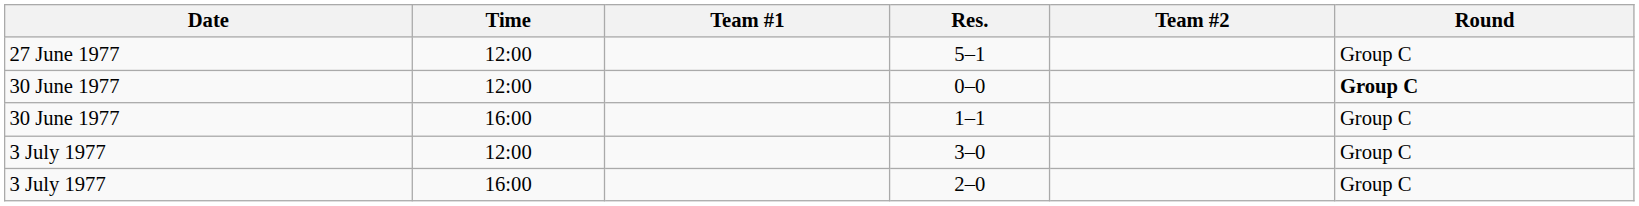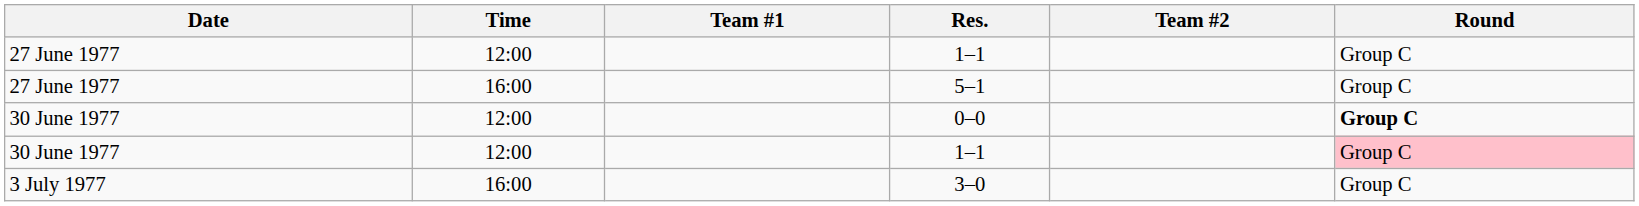+ row: (64, 53)
(508, 53) 12:00 -> (508, 86) 16:00
(508, 119) 16:00 -> (508, 151) 12:00
(1376, 119) no background -> (1376, 151) pink background
(508, 151) 12:00 -> (508, 184) 16:00
- row: (58, 184)
